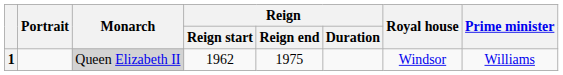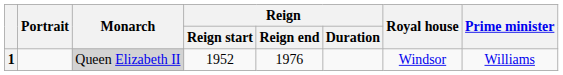(220, 59) 1962 -> (220, 59) 1952
(289, 59) 1975 -> (289, 59) 1976
